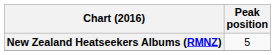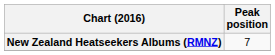(247, 42) 5 -> (247, 42) 7
